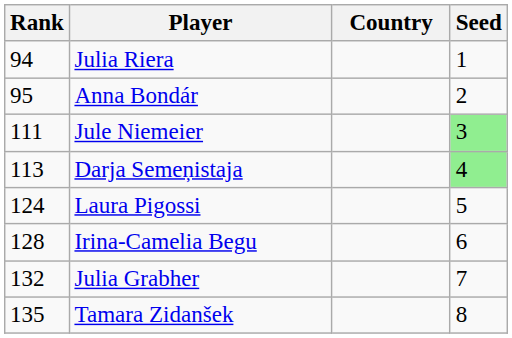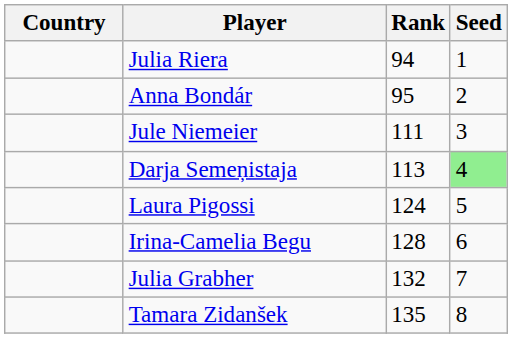columns swapped: (391, 22) <-> (37, 22)
(461, 132) lightgreen background -> (461, 132) no background
